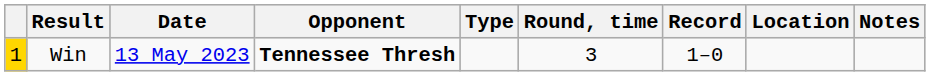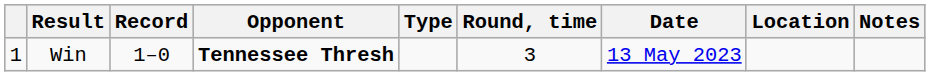columns swapped: (705, 21) <-> (182, 21)
(16, 55) gold background -> (16, 55) no background
